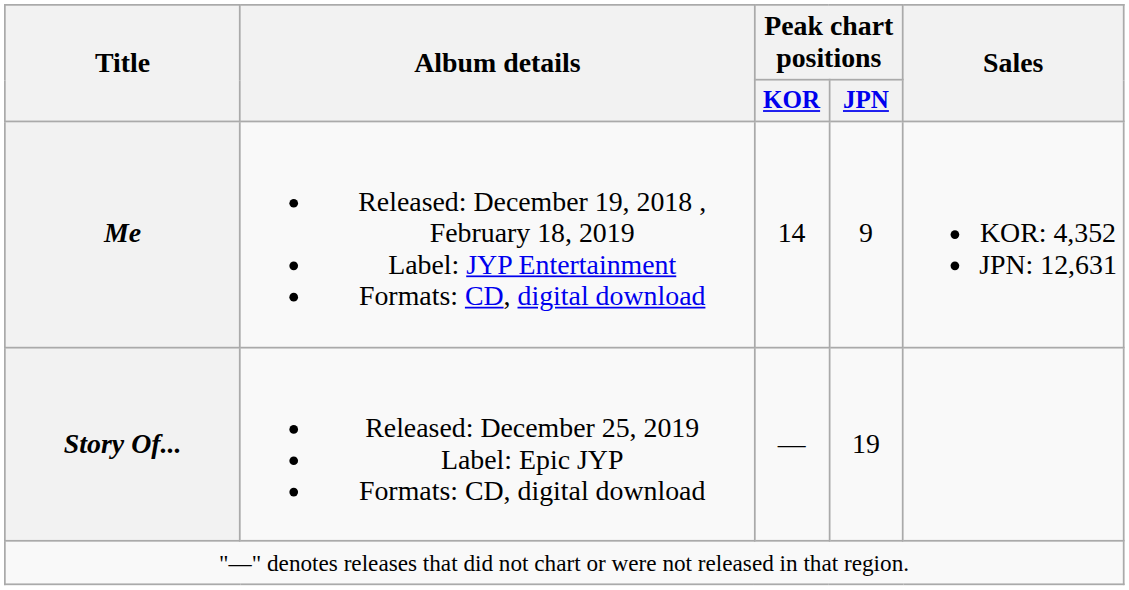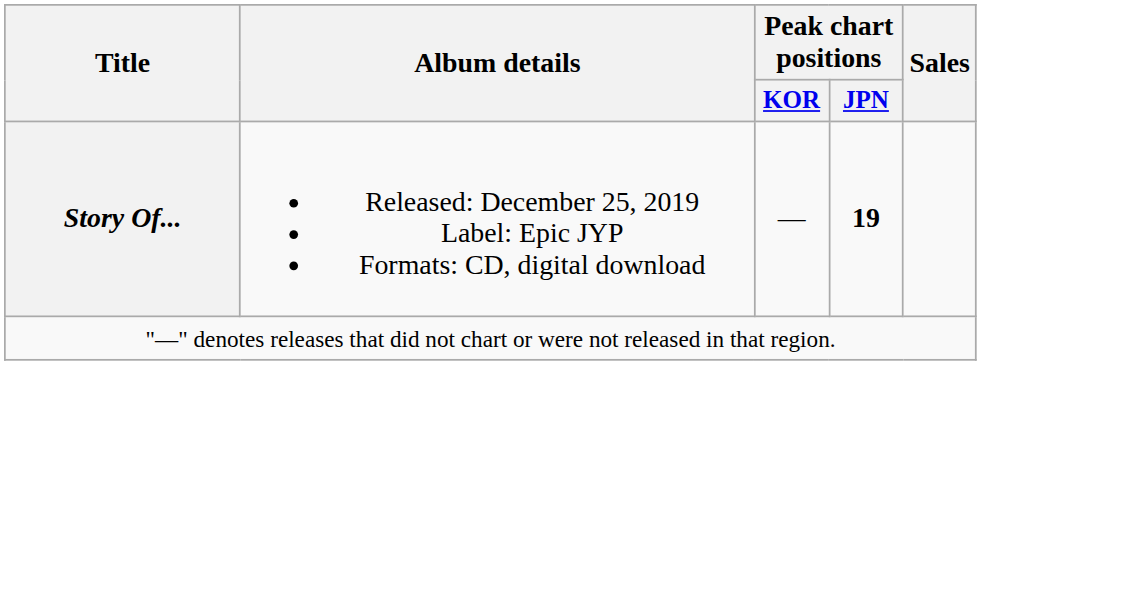- row: (123, 233)
(866, 443) normal -> (866, 218) bold
